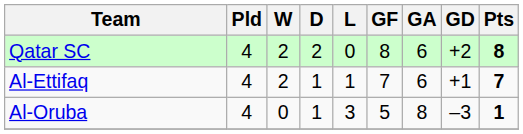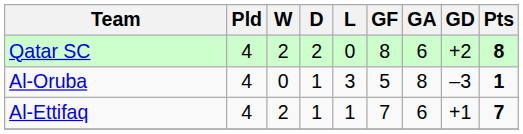rows swapped: (49, 81) <-> (48, 112)
